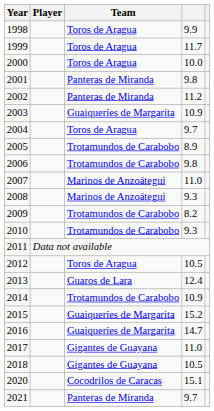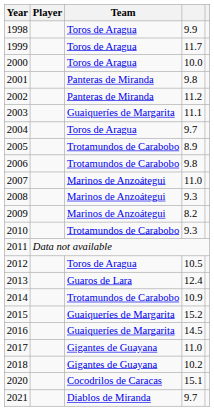(193, 113) 10.9 -> (193, 113) 11.1
(123, 213) Trotamundos de Carabobo -> (116, 213) Marinos de Anzoátegui
(193, 331) 14.7 -> (193, 331) 14.5
(193, 364) 10.5 -> (193, 364) 10.2
(110, 398) Panteras de Miranda -> (109, 398) Diablos de Miranda
